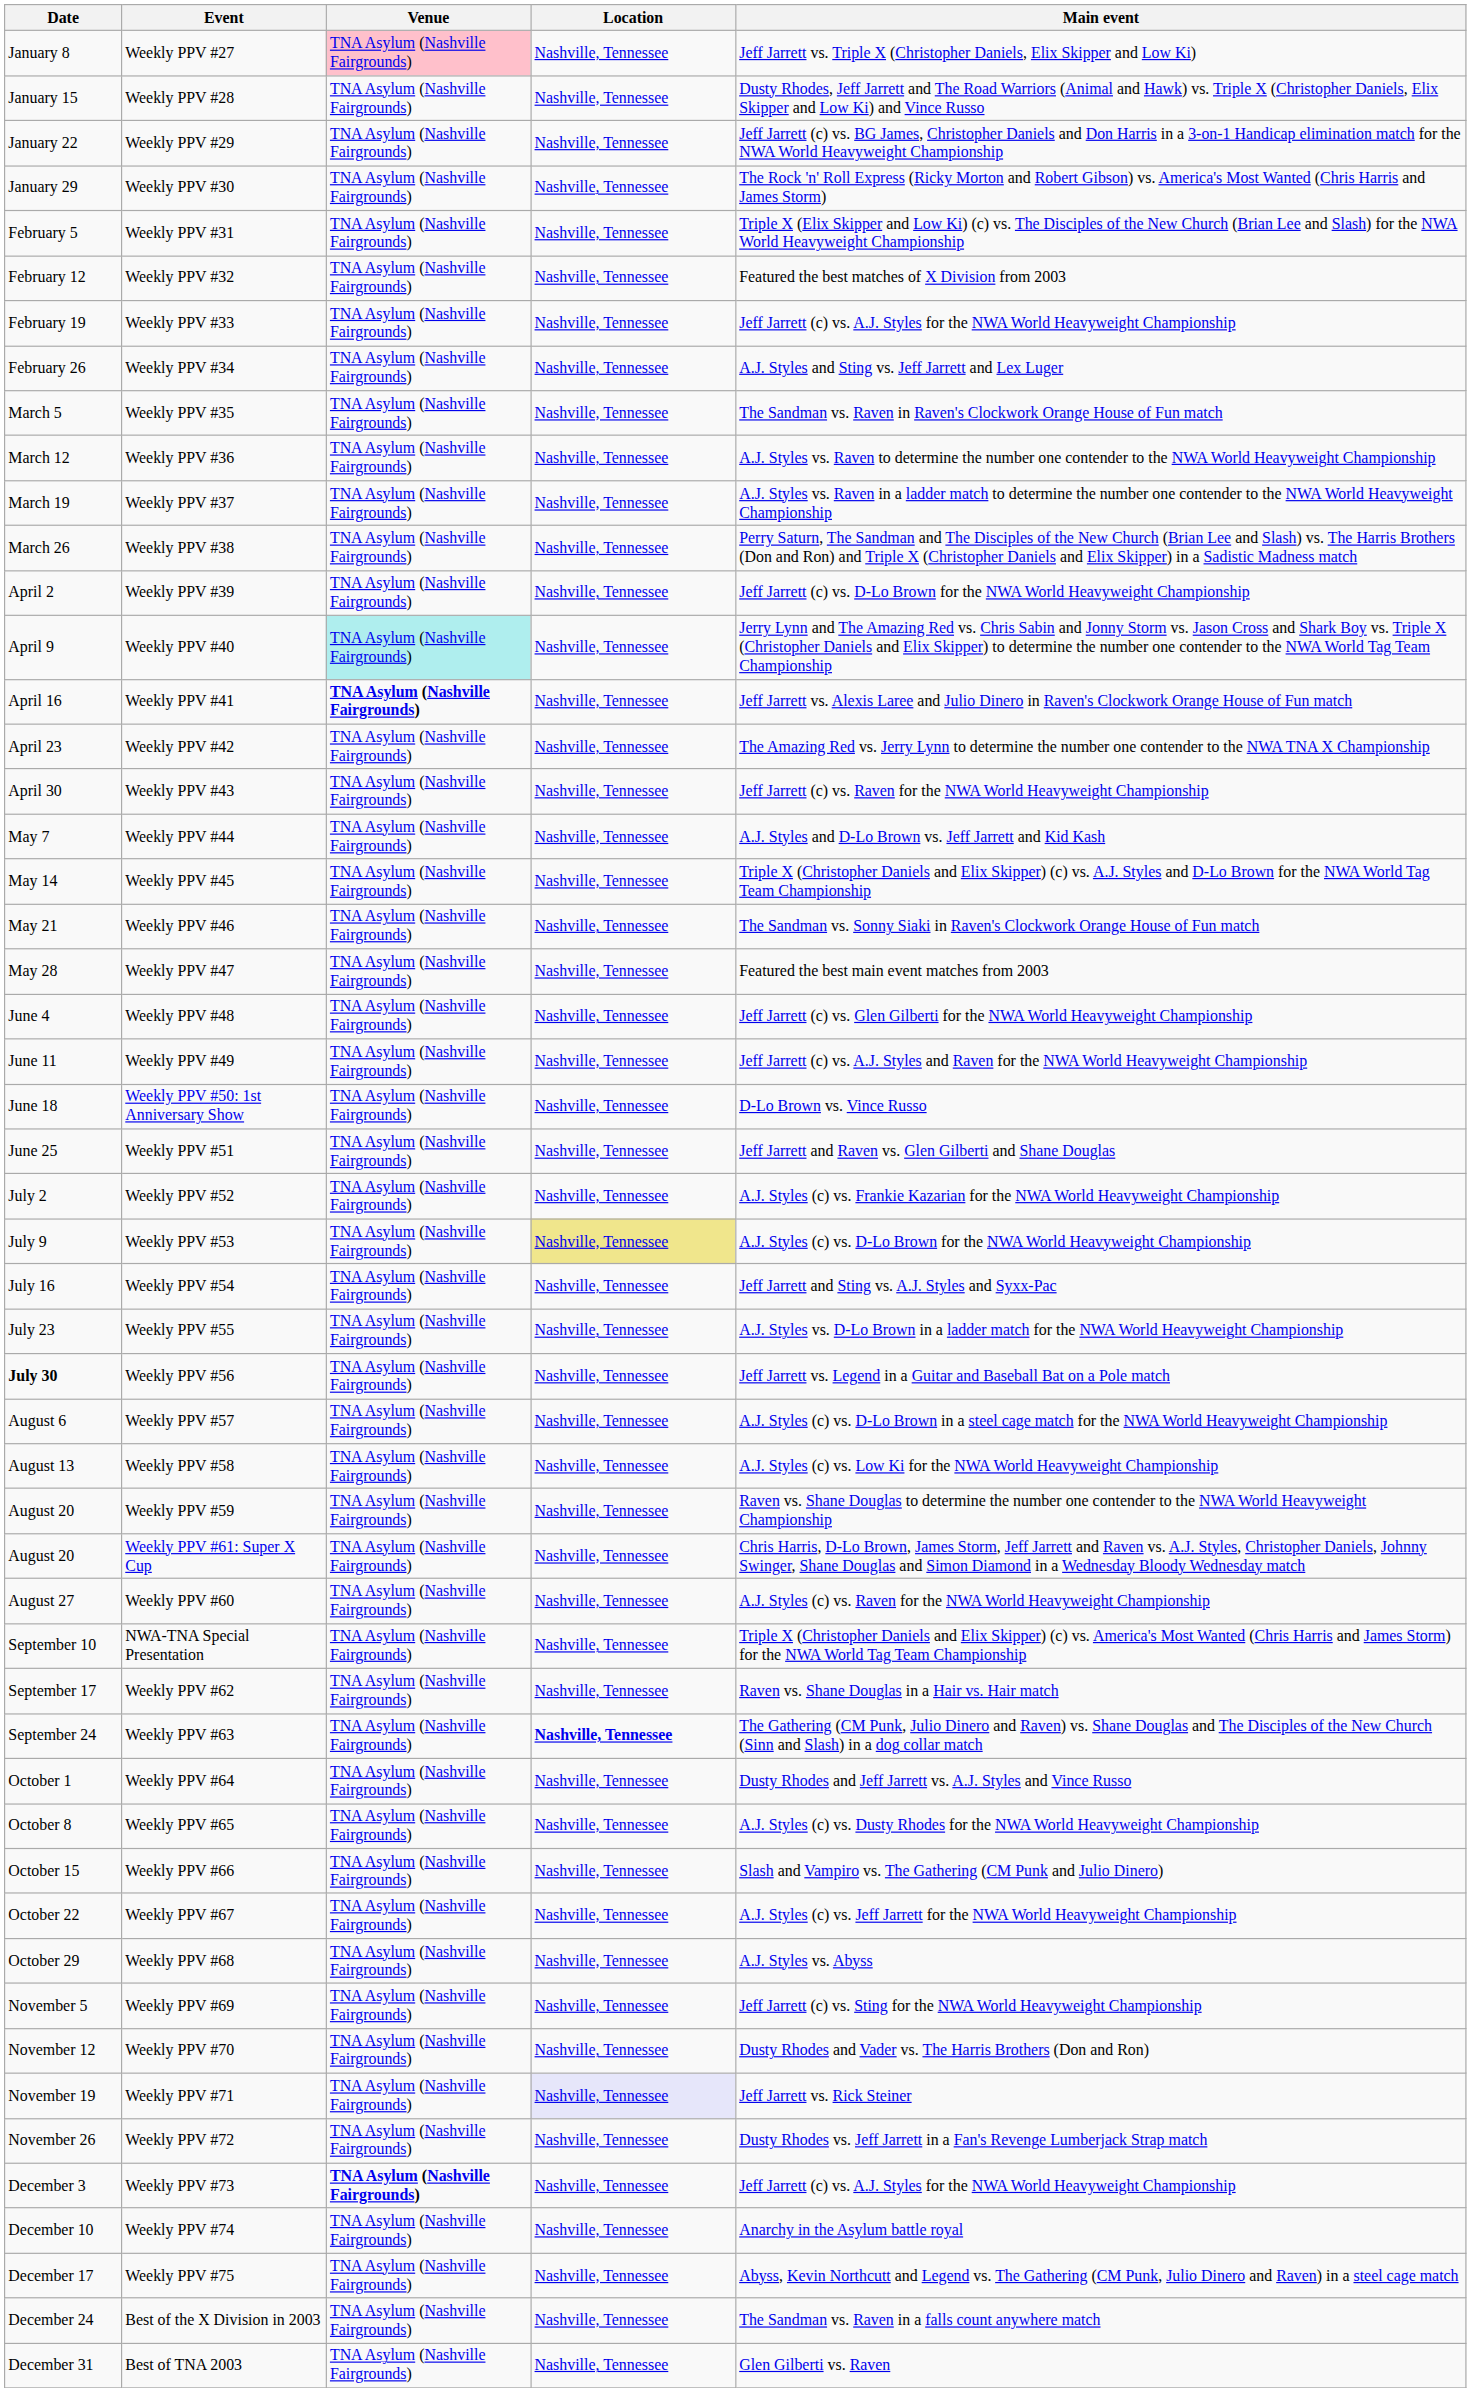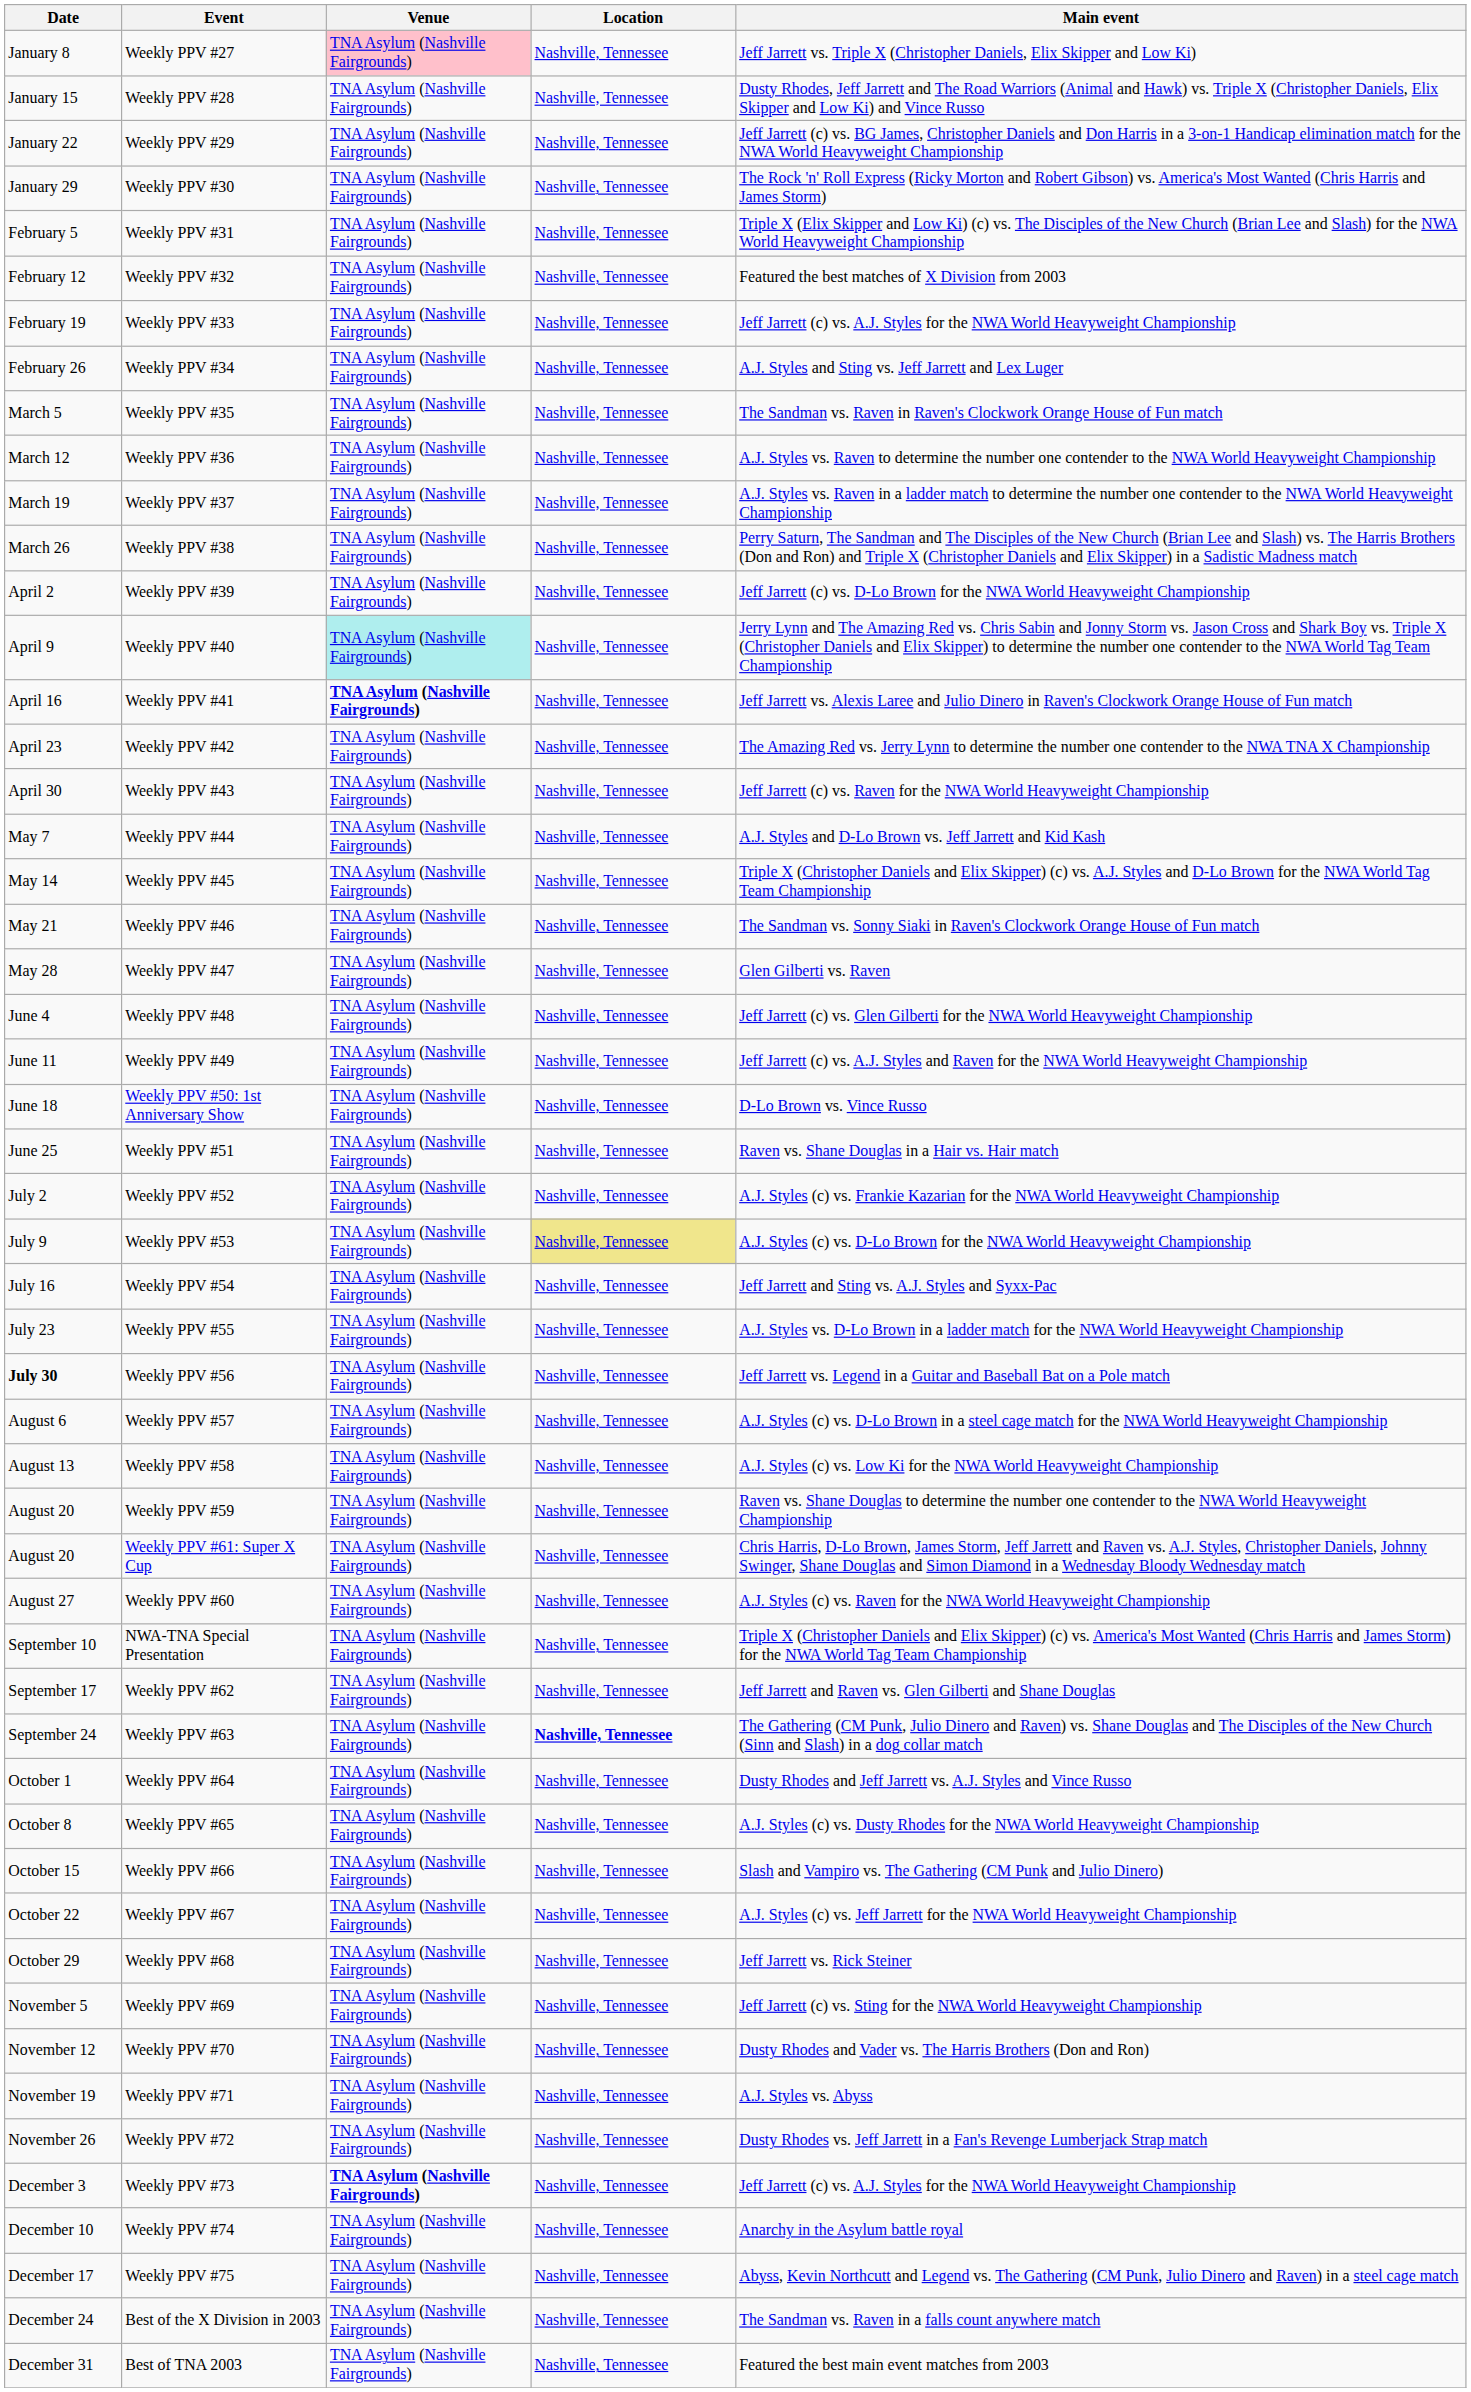(894, 970) Featured the best main event matches from 2003 -> (815, 970) Glen Gilberti vs. Raven
(927, 1150) Jeff Jarrett and Raven vs. Glen Gilberti and Shane Douglas -> (899, 1150) Raven vs. Shane Douglas in a Hair vs. Hair match
(899, 1690) Raven vs. Shane Douglas in a Hair vs. Hair match -> (927, 1690) Jeff Jarrett and Raven vs. Glen Gilberti and Shane Douglas
(806, 1960) A.J. Styles vs. Abyss -> (825, 1960) Jeff Jarrett vs. Rick Steiner
(601, 2095) lavender background -> (601, 2095) no background
(825, 2095) Jeff Jarrett vs. Rick Steiner -> (806, 2095) A.J. Styles vs. Abyss
(815, 2365) Glen Gilberti vs. Raven -> (894, 2365) Featured the best main event matches from 2003
